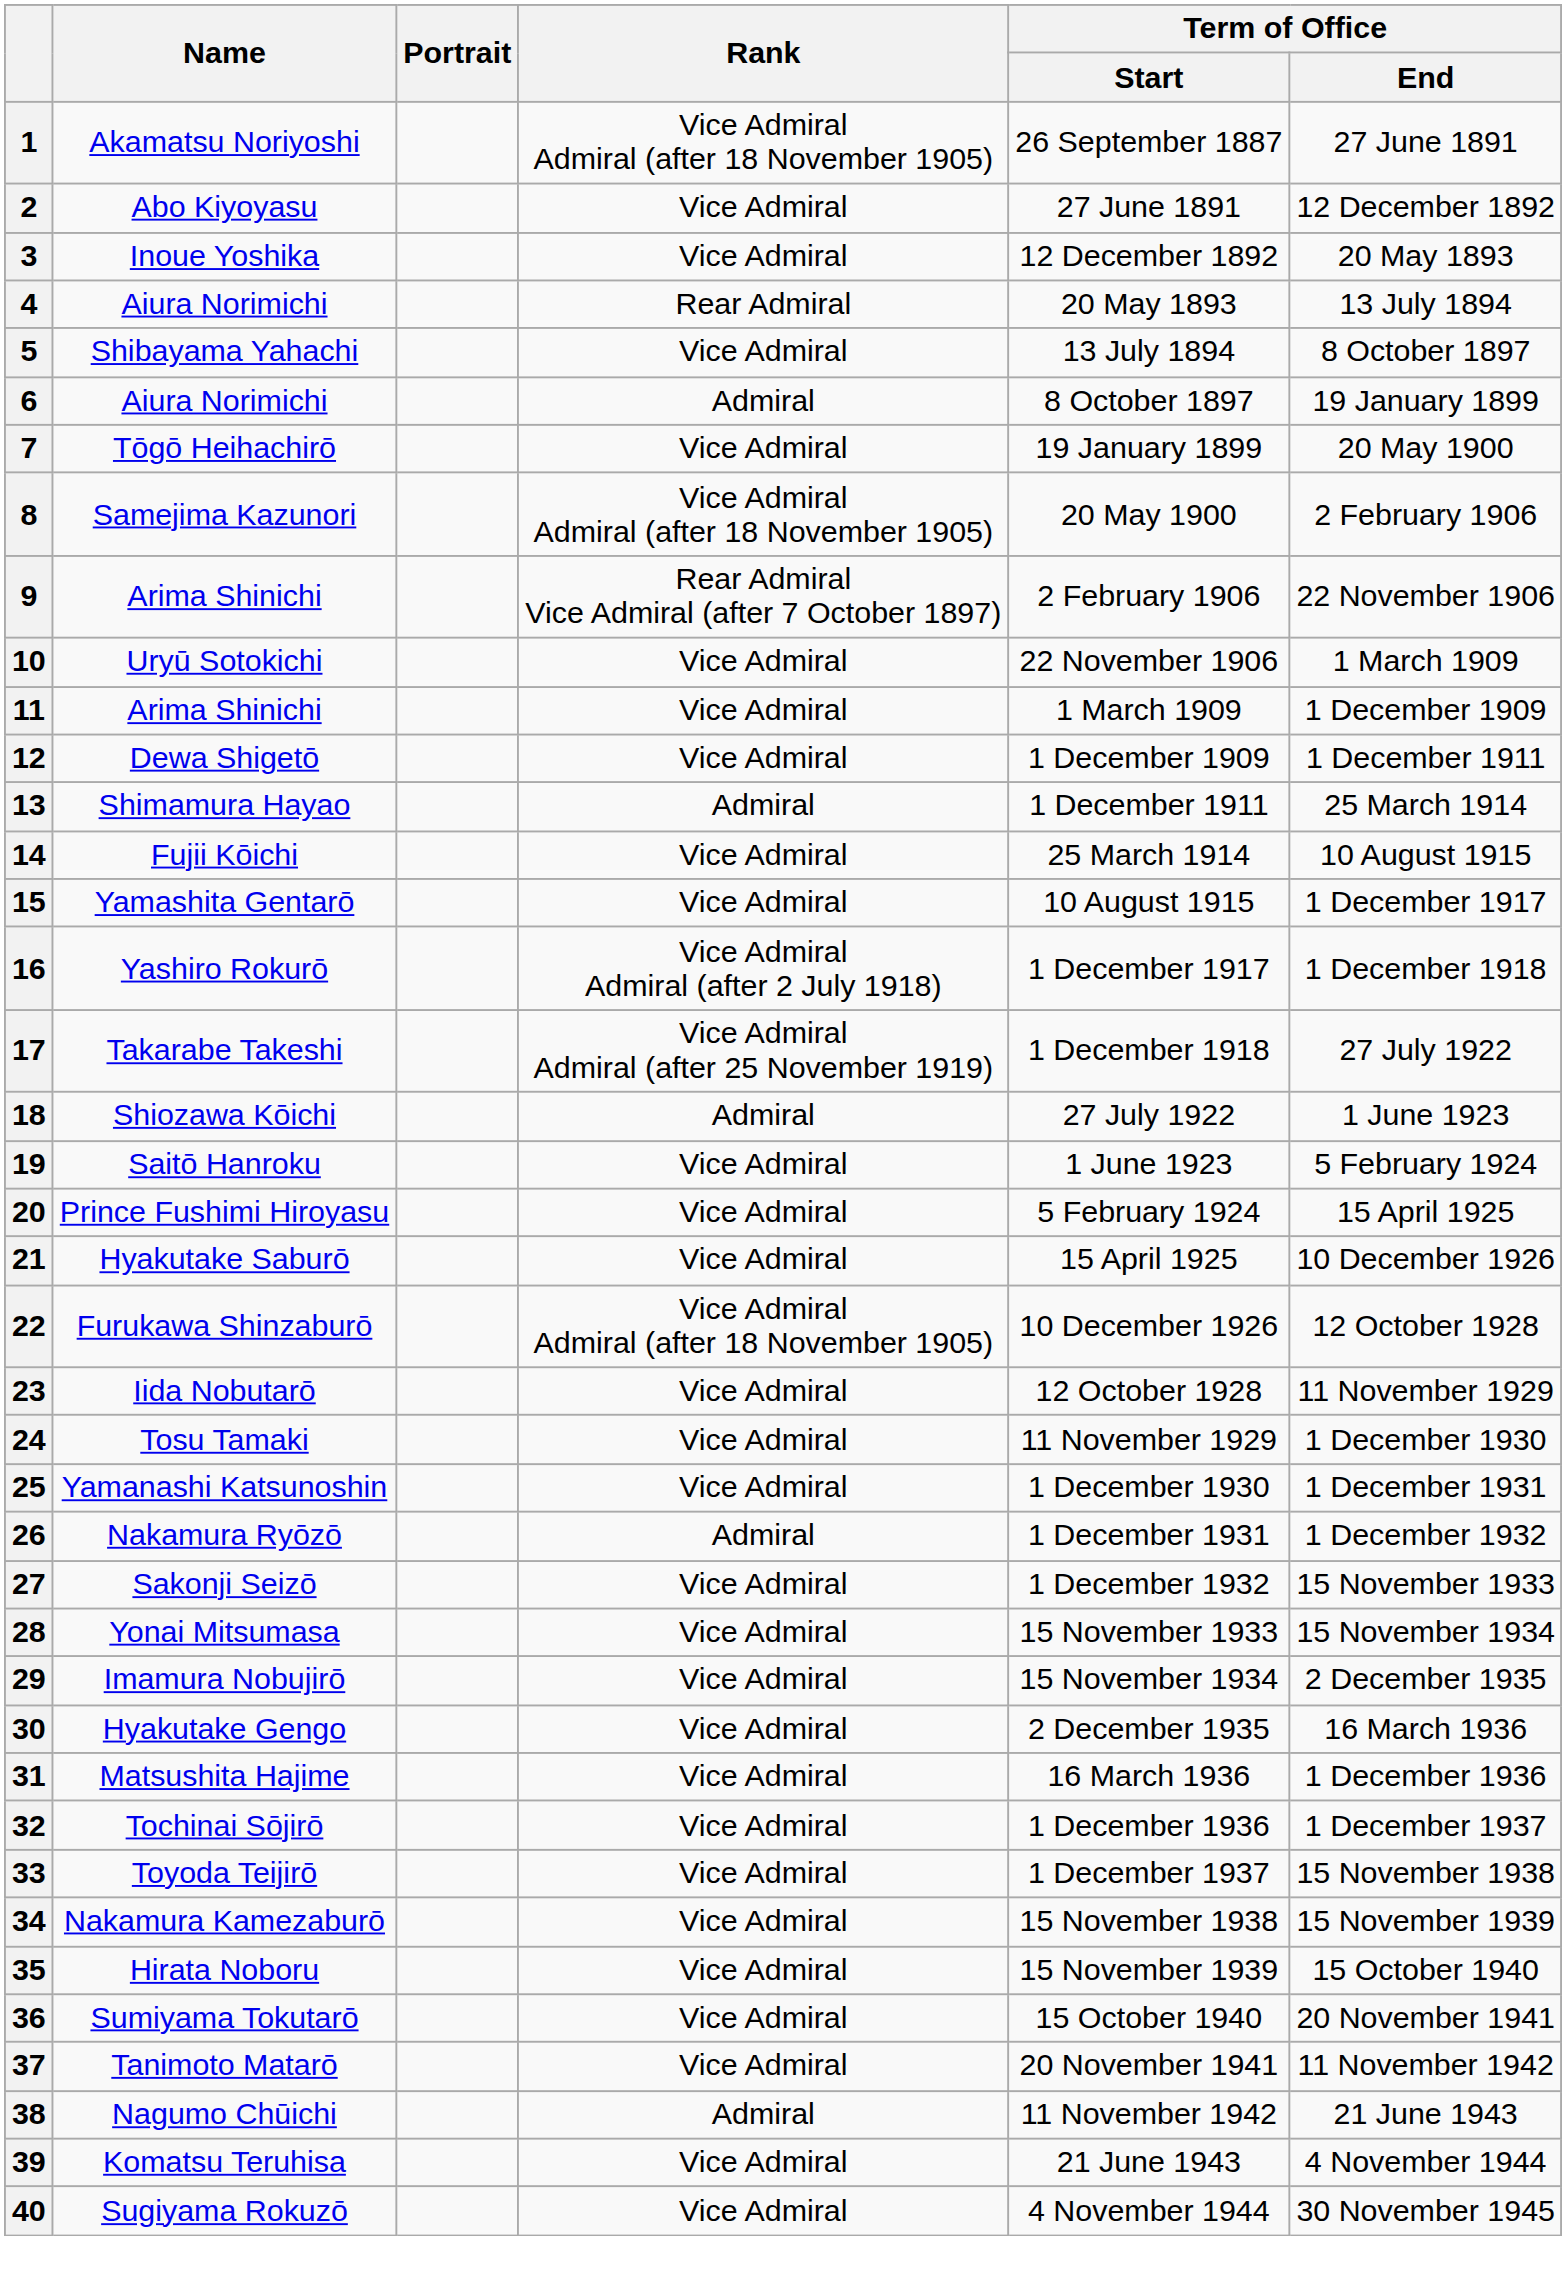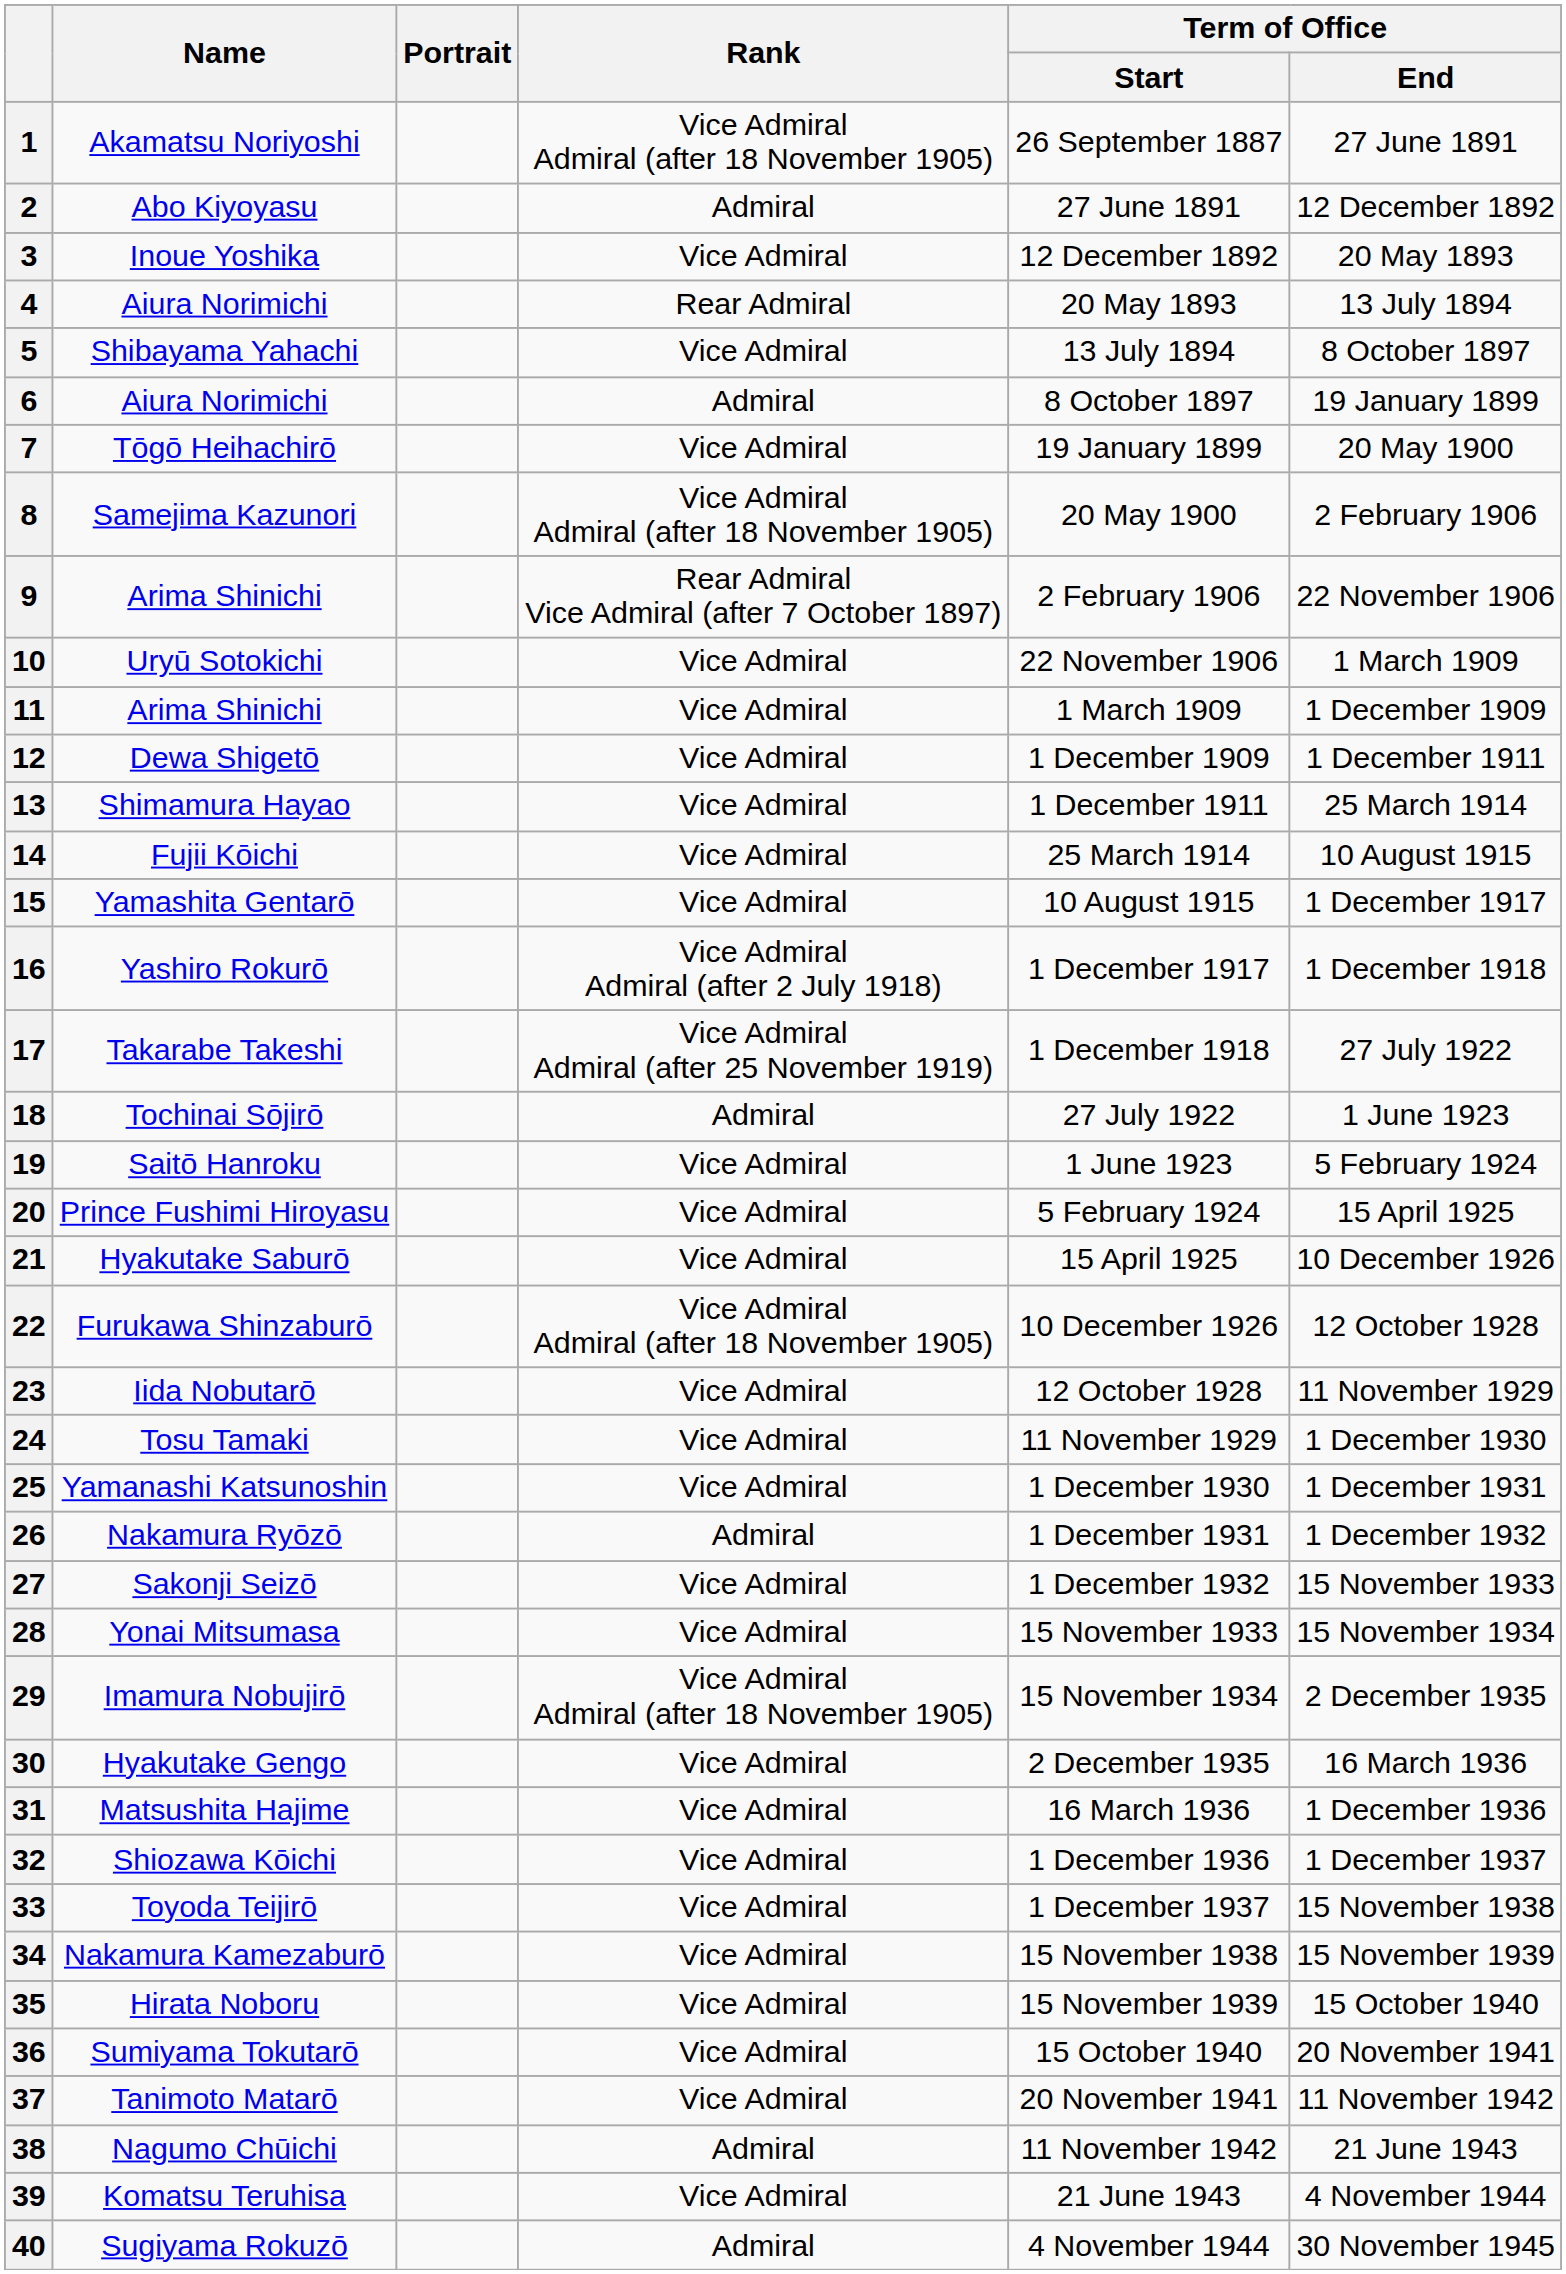(763, 207) Vice Admiral -> (763, 207) Admiral
(763, 806) Admiral -> (763, 806) Vice Admiral
(224, 1115) Shiozawa Kōichi -> (224, 1115) Tochinai Sōjirō
(763, 1680) Vice Admiral -> (763, 1697) Vice Admiral Admiral (after 18 November 1905)
(224, 1824) Tochinai Sōjirō -> (224, 1859) Shiozawa Kōichi
(763, 2210) Vice Admiral -> (763, 2244) Admiral
